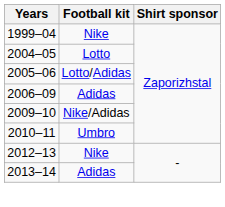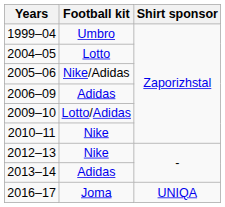(96, 34) Nike -> (96, 34) Umbro
(96, 73) Lotto/Adidas -> (96, 73) Nike/Adidas
(96, 113) Nike/Adidas -> (96, 113) Lotto/Adidas
(96, 133) Umbro -> (96, 133) Nike
+ row: (32, 192)
